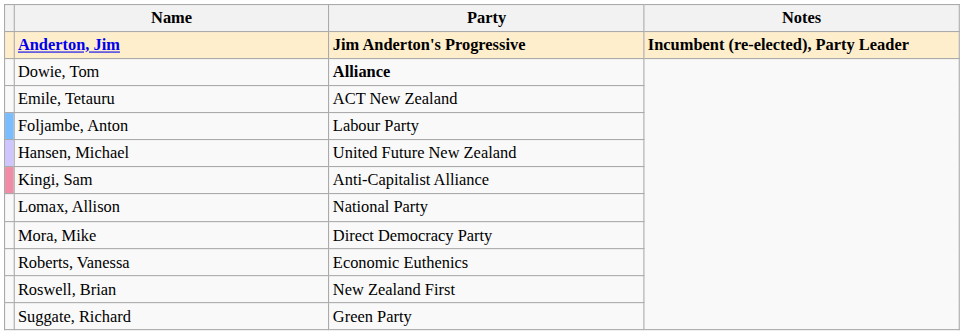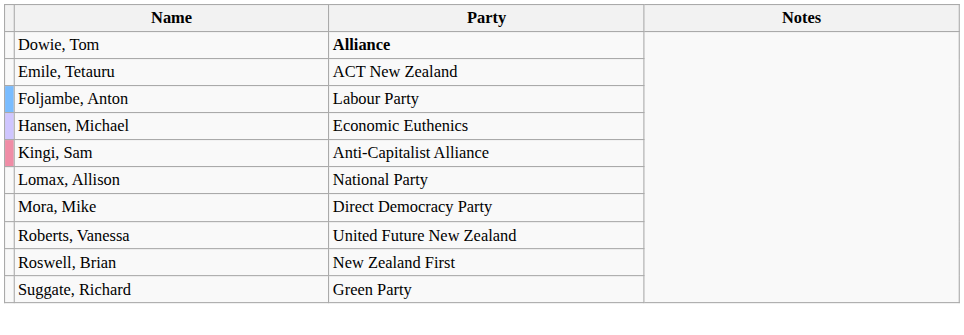- row: (69, 45)
(425, 153) United Future New Zealand -> (401, 126) Economic Euthenics
(401, 261) Economic Euthenics -> (425, 234) United Future New Zealand
